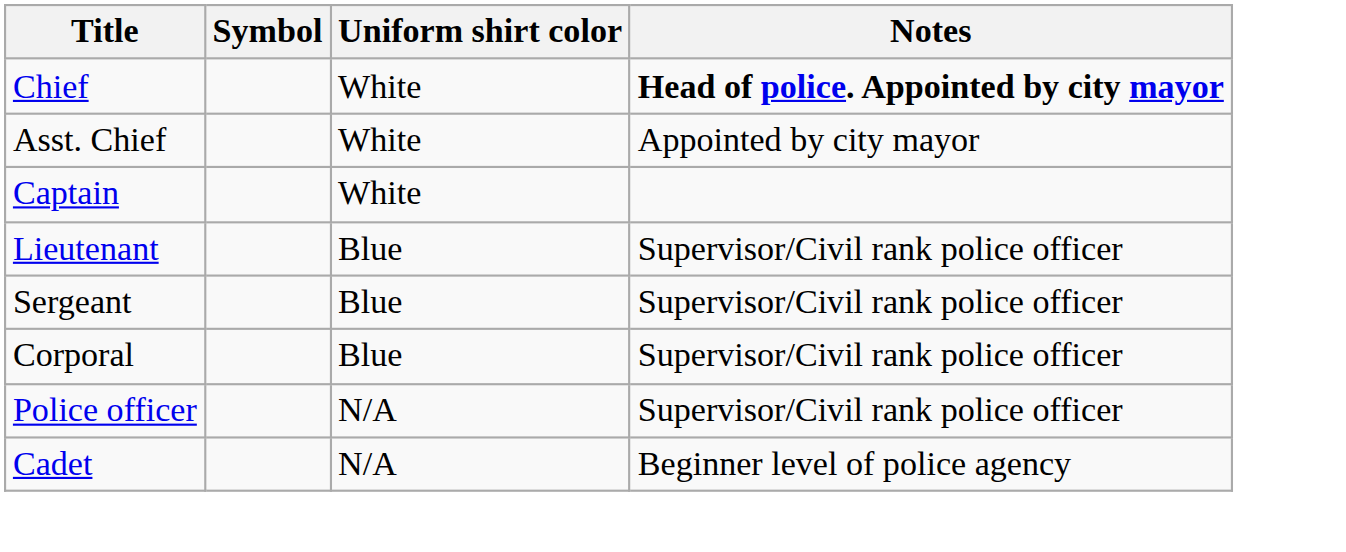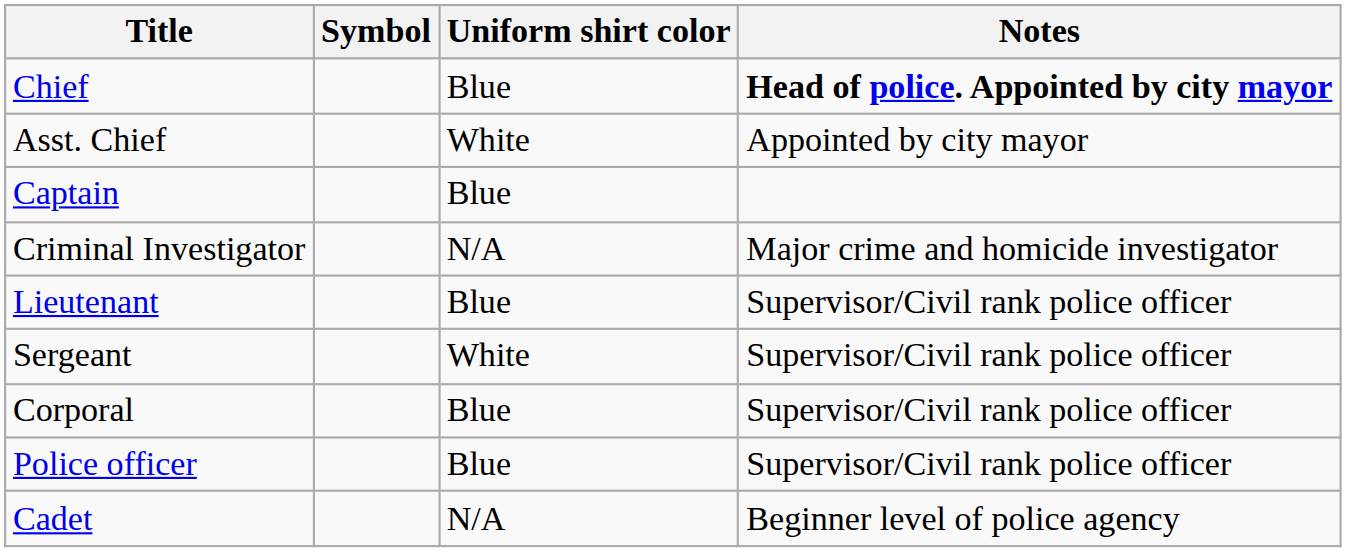(380, 85) White -> (479, 85) Blue
(380, 193) White -> (479, 193) Blue
+ row: (159, 247)
(370, 301) Blue -> (488, 355) White
(367, 409) N/A -> (479, 463) Blue
